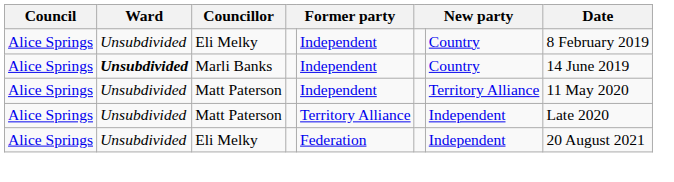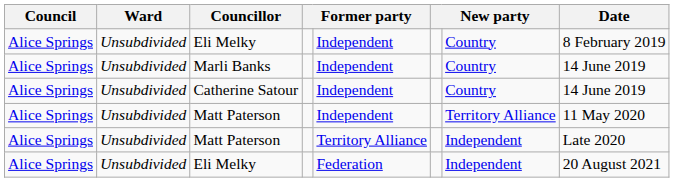(144, 66) bold -> (143, 66) normal
+ row: (51, 90)
